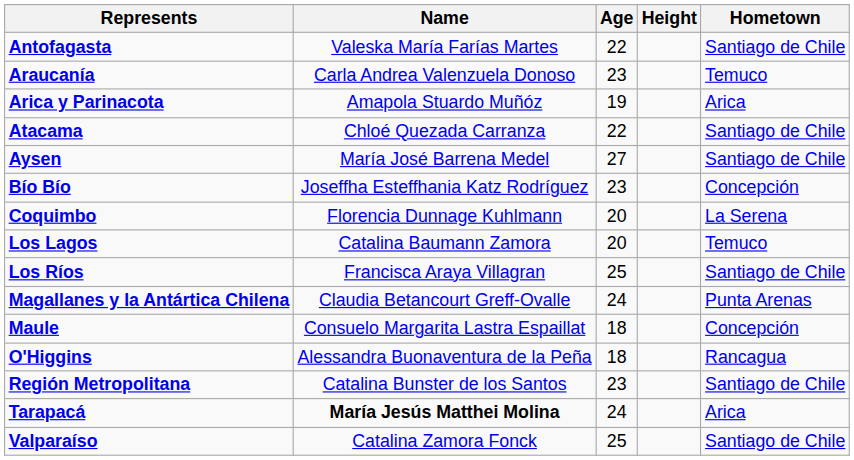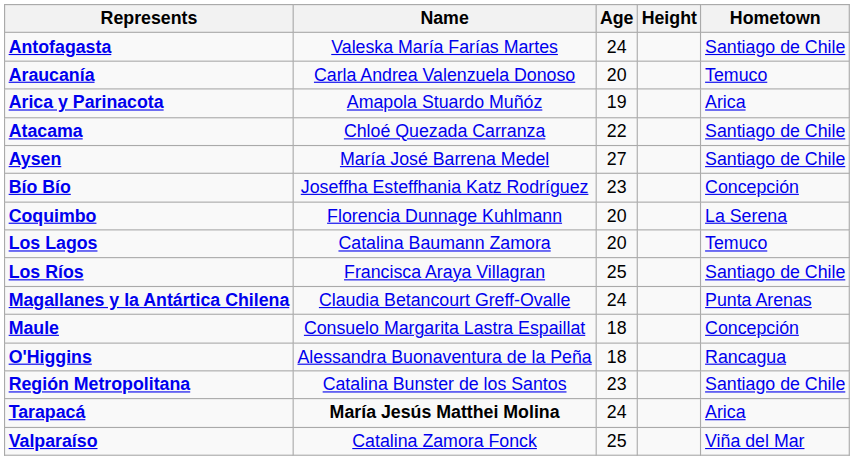(617, 46) 22 -> (617, 46) 24
(617, 74) 23 -> (617, 74) 20
(775, 441) Santiago de Chile -> (755, 441) Viña del Mar
